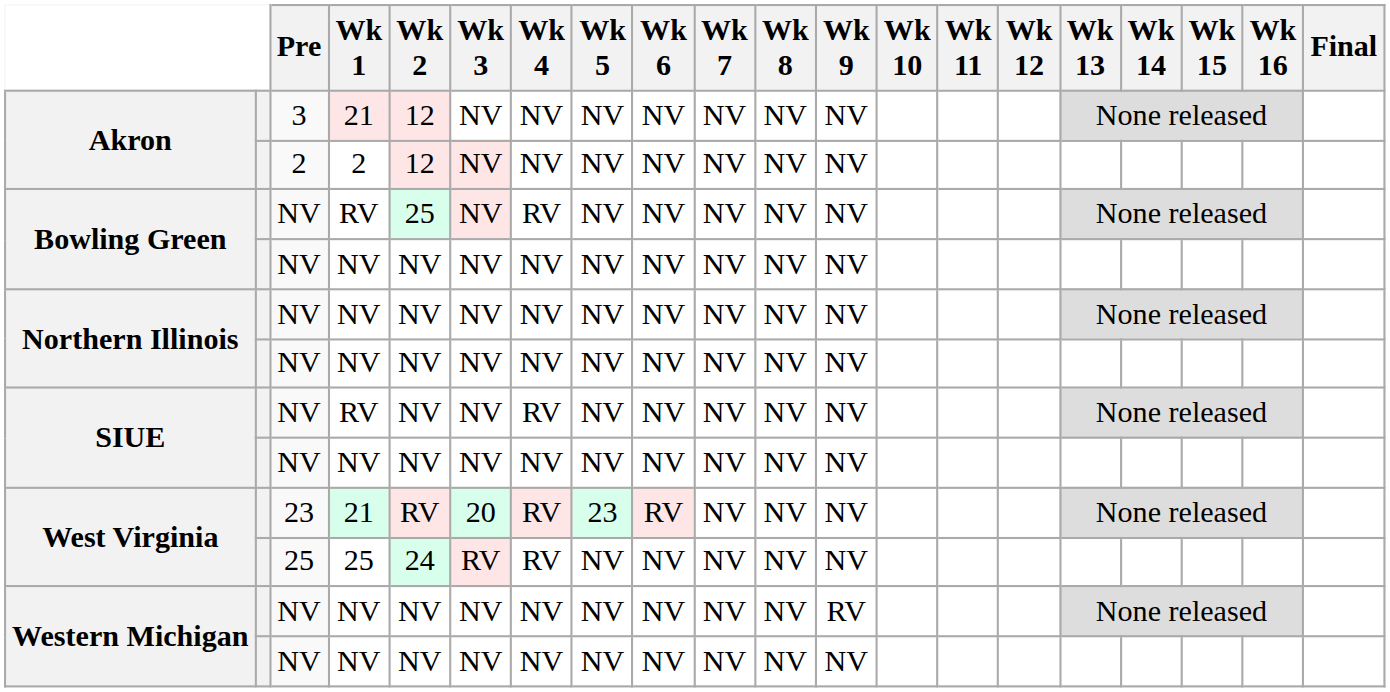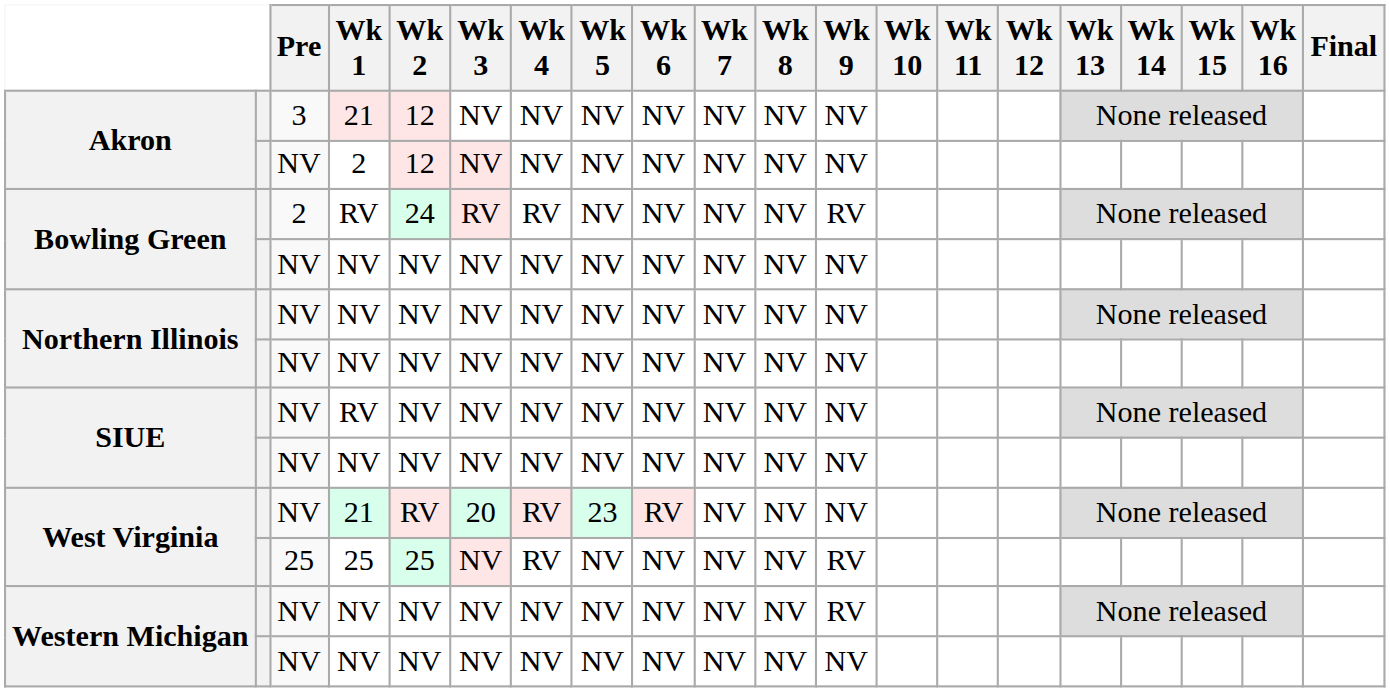(299, 164) 2 -> (299, 164) NV
(299, 214) NV -> (299, 214) 2
(420, 214) 25 -> (420, 214) 24
(481, 214) NV -> (481, 214) RV
(846, 214) NV -> (846, 214) RV
(542, 412) RV -> (542, 412) NV
(299, 511) 23 -> (299, 511) NV
(420, 561) 24 -> (420, 561) 25
(481, 561) RV -> (481, 561) NV
(846, 561) NV -> (846, 561) RV
